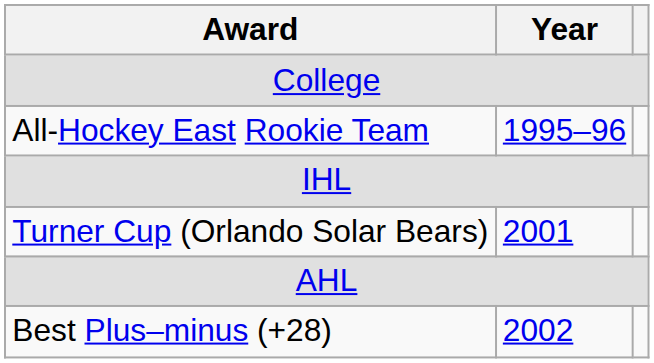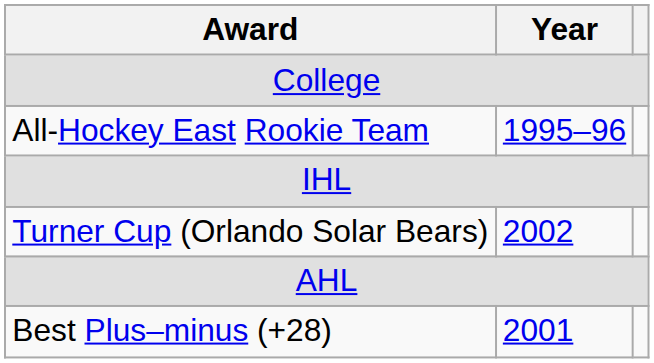(538, 230) 2001 -> (538, 230) 2002
(538, 331) 2002 -> (538, 331) 2001
